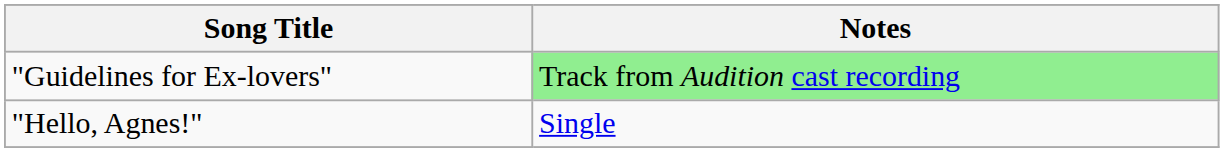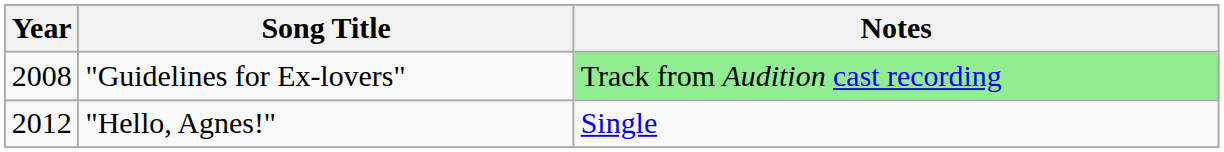+ column: (42, 28)
